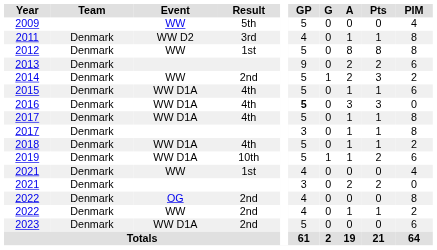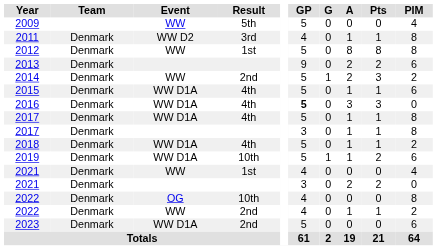(249, 198) 2nd -> (249, 198) 10th
